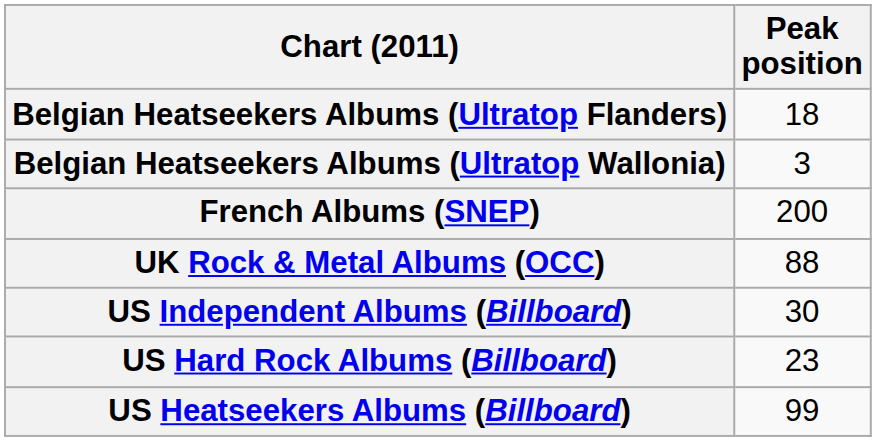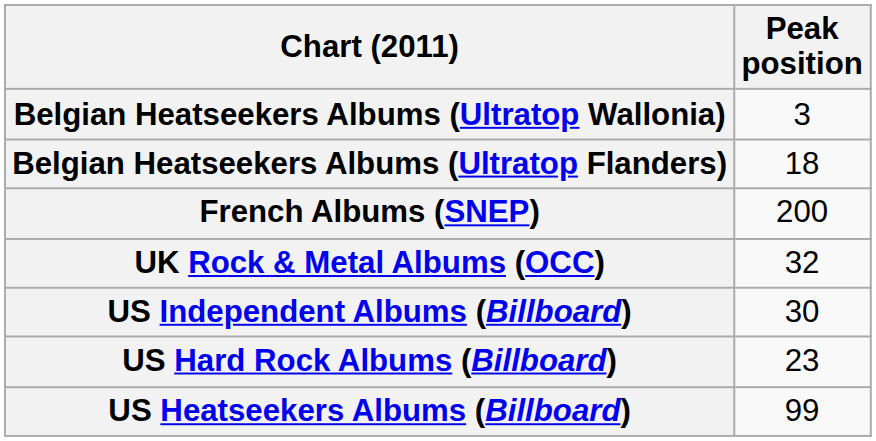rows swapped: (370, 113) <-> (370, 163)
(802, 262) 88 -> (802, 262) 32
